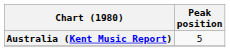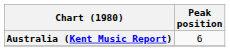(200, 39) 5 -> (200, 39) 6
